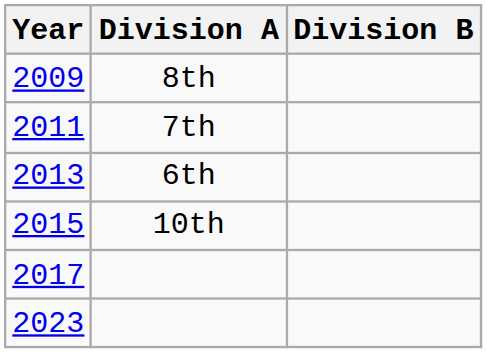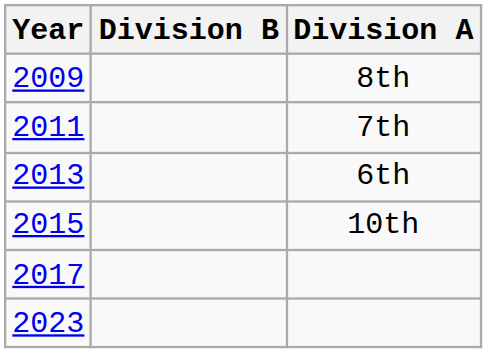columns swapped: (189, 30) <-> (383, 30)
